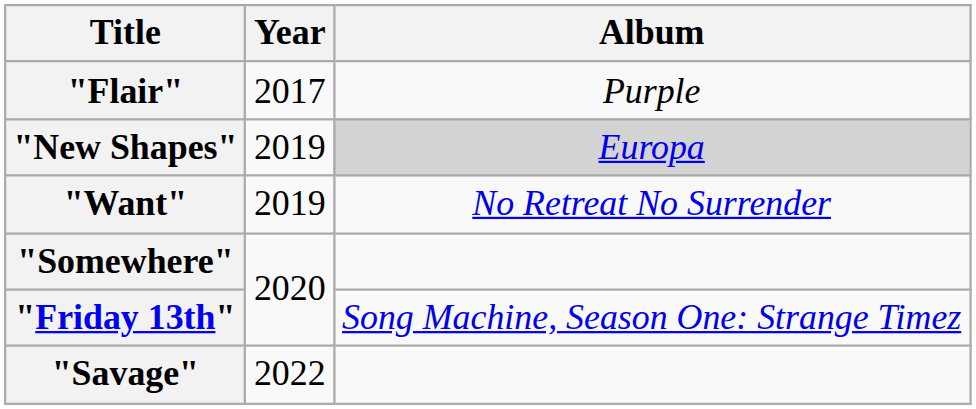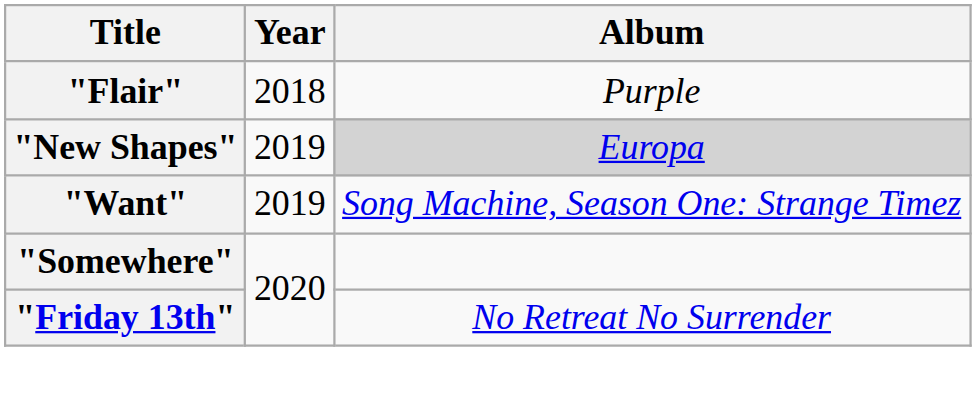(290, 89) 2017 -> (290, 89) 2018
(652, 203) No Retreat No Surrender -> (652, 203) Song Machine, Season One: Strange Timez
(652, 317) Song Machine, Season One: Strange Timez -> (652, 317) No Retreat No Surrender
- row: (125, 373)
